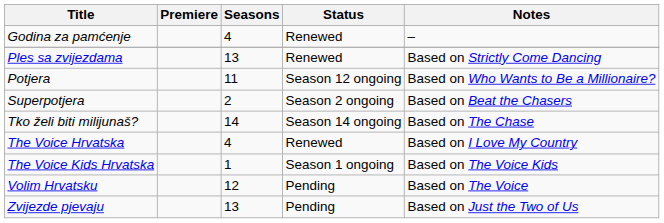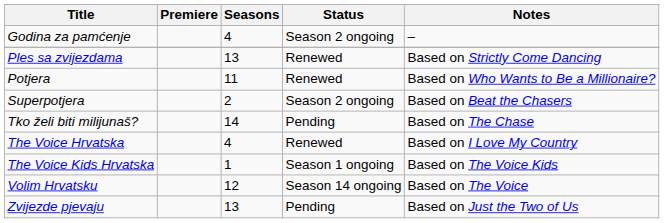(314, 36) Renewed -> (340, 36) Season 2 ongoing
(344, 79) Season 12 ongoing -> (314, 79) Renewed
(344, 121) Season 14 ongoing -> (310, 121) Pending
(310, 185) Pending -> (344, 185) Season 14 ongoing
